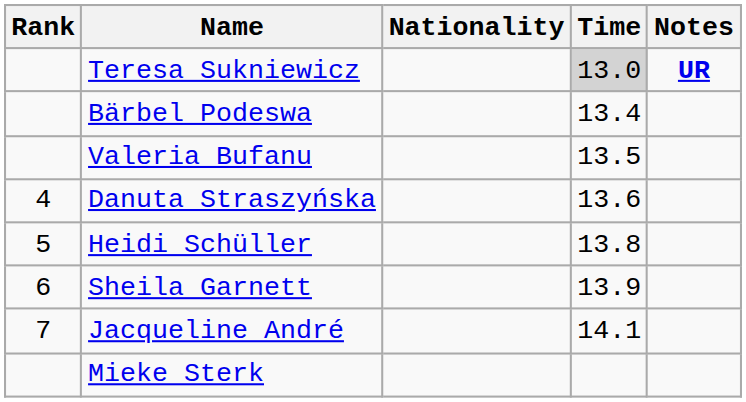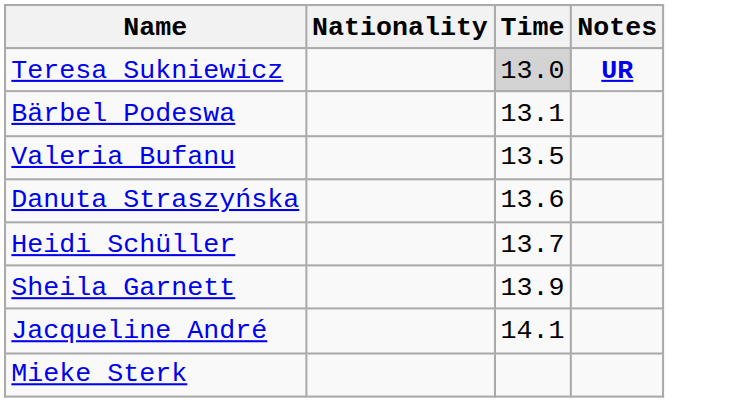- column: (43, 27)
(609, 114) 13.4 -> (533, 114) 13.1
(609, 244) 13.8 -> (533, 244) 13.7
